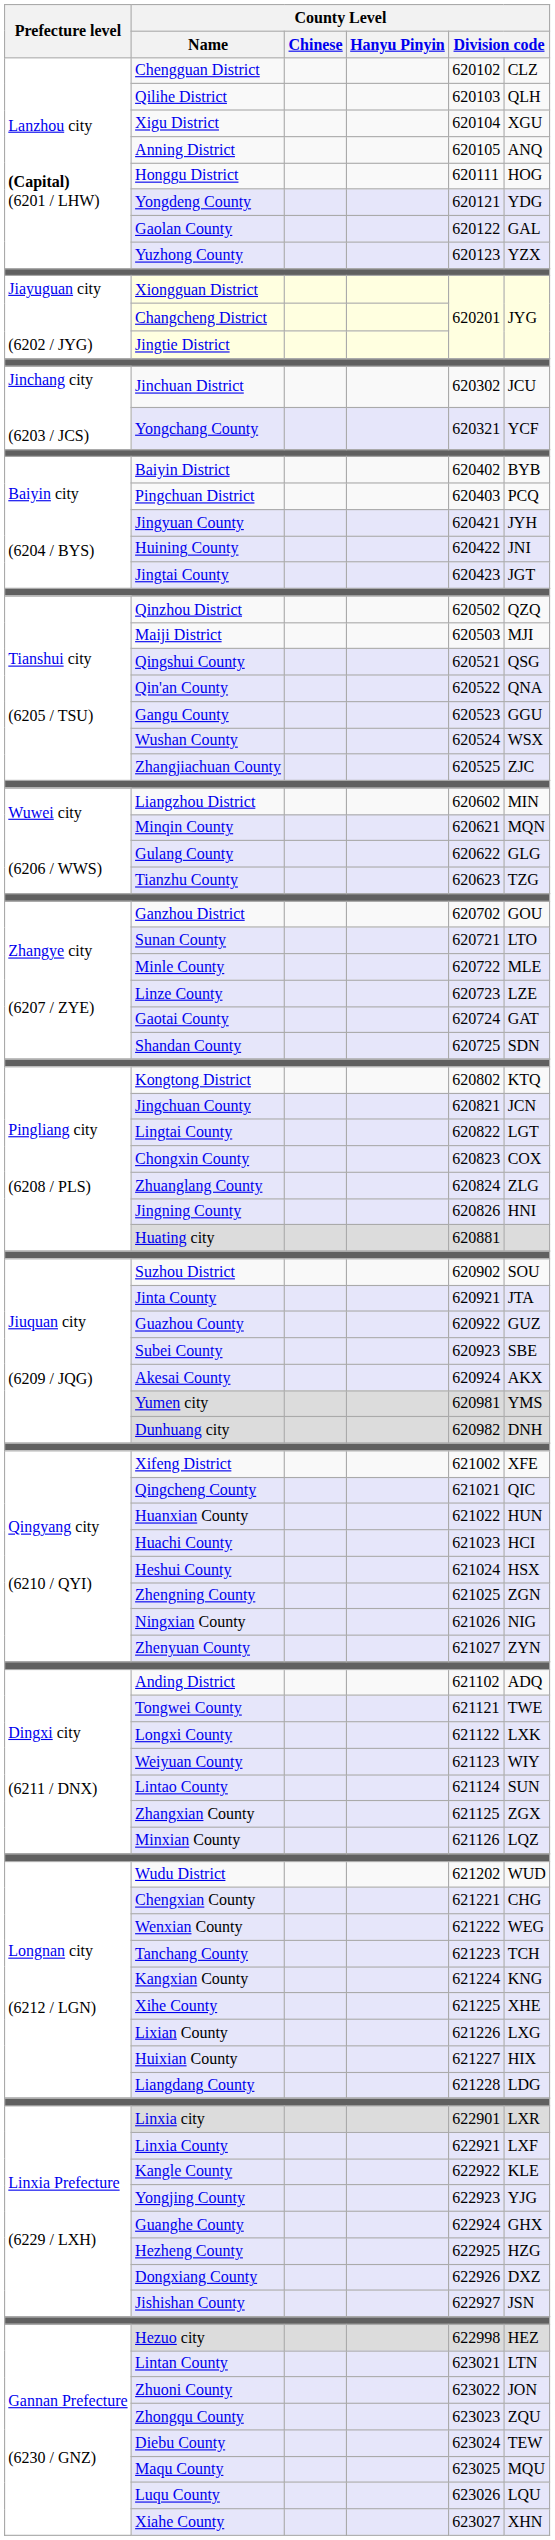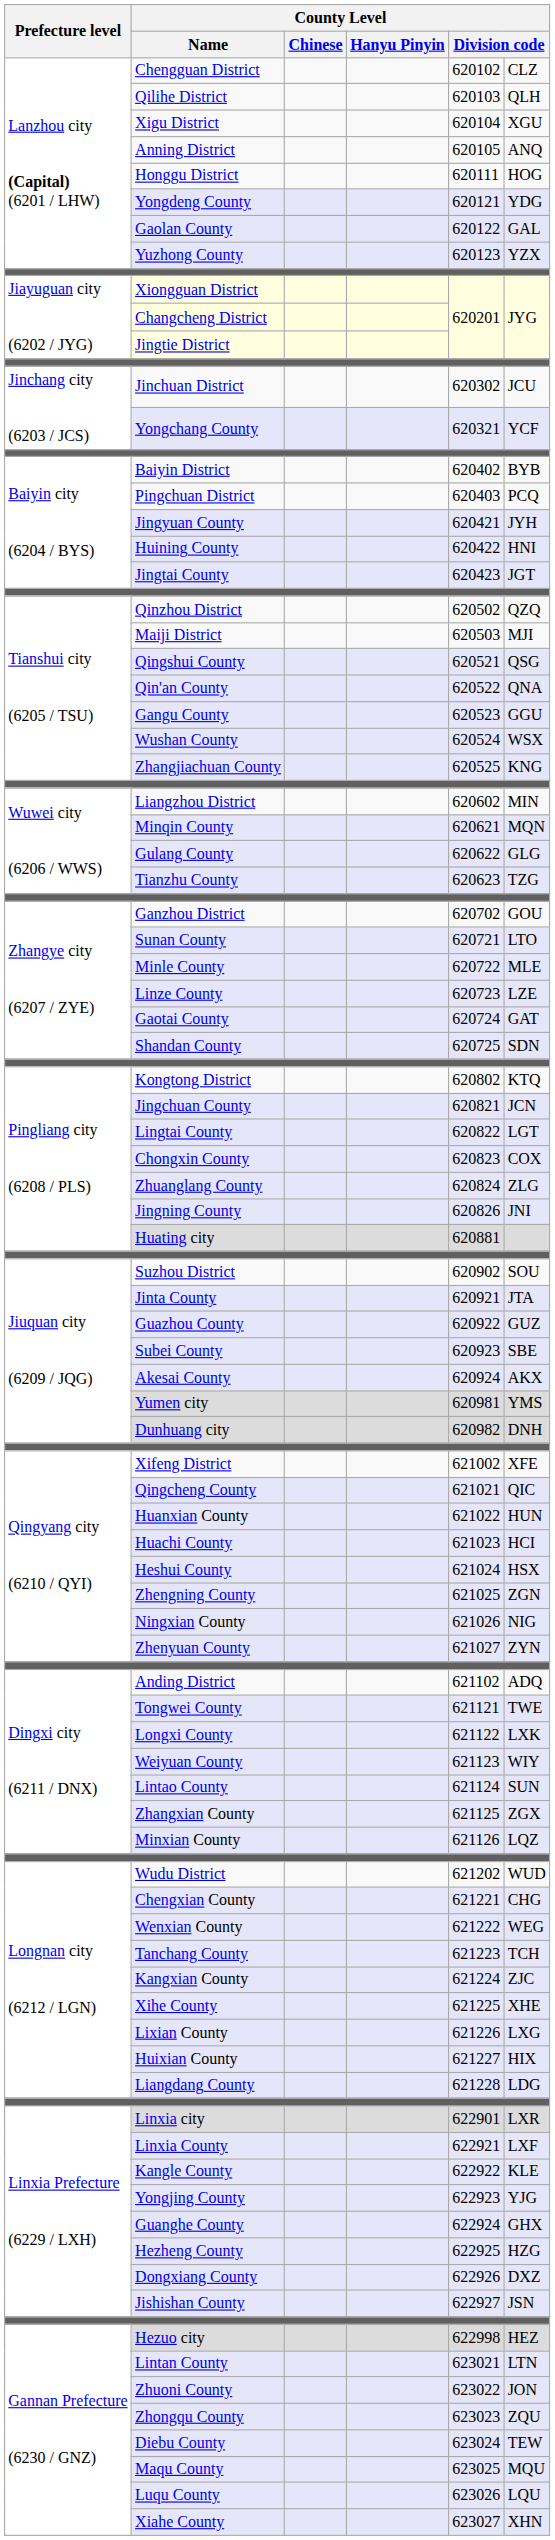(519, 549) JNI -> (522, 549) HNI
(521, 767) ZJC -> (525, 767) KNG
(522, 1211) HNI -> (519, 1211) JNI
(525, 1979) KNG -> (521, 1979) ZJC
